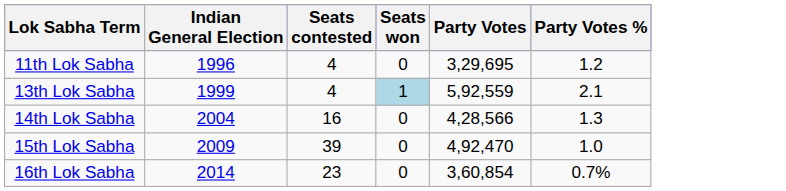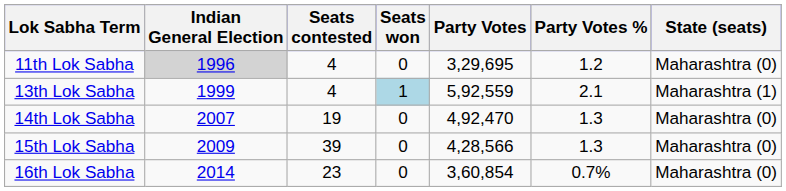+ column: (716, 27)
(216, 64) no background -> (216, 64) lightgrey background
(216, 118) 2004 -> (216, 118) 2007
(332, 118) 16 -> (332, 118) 19
(480, 118) 4,28,566 -> (480, 118) 4,92,470
(480, 145) 4,92,470 -> (480, 145) 4,28,566
(591, 145) 1.0 -> (591, 145) 1.3
